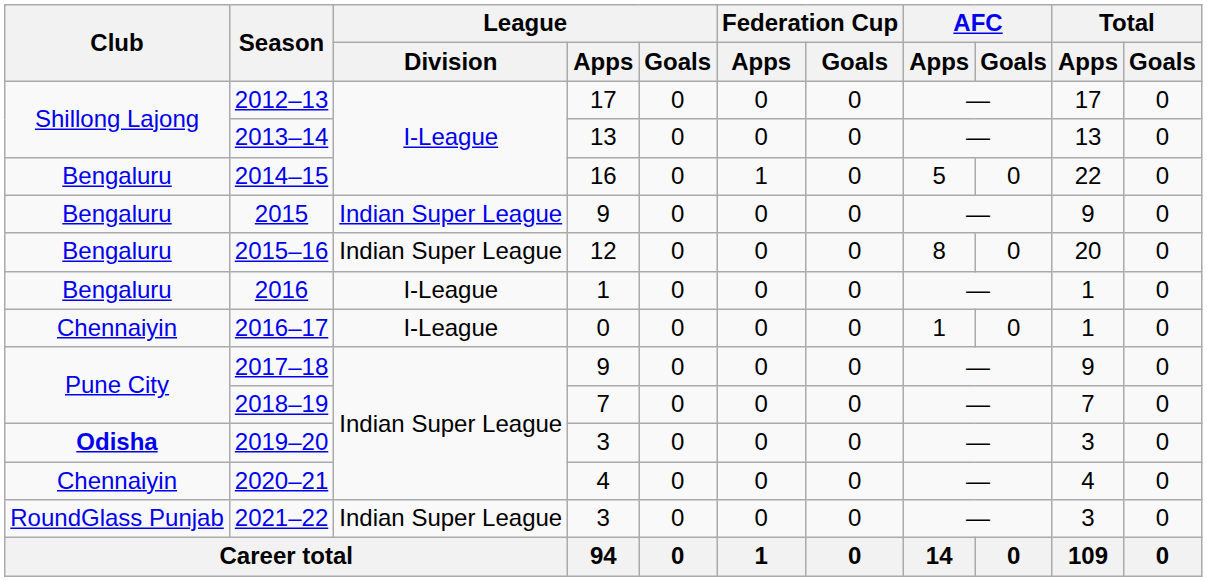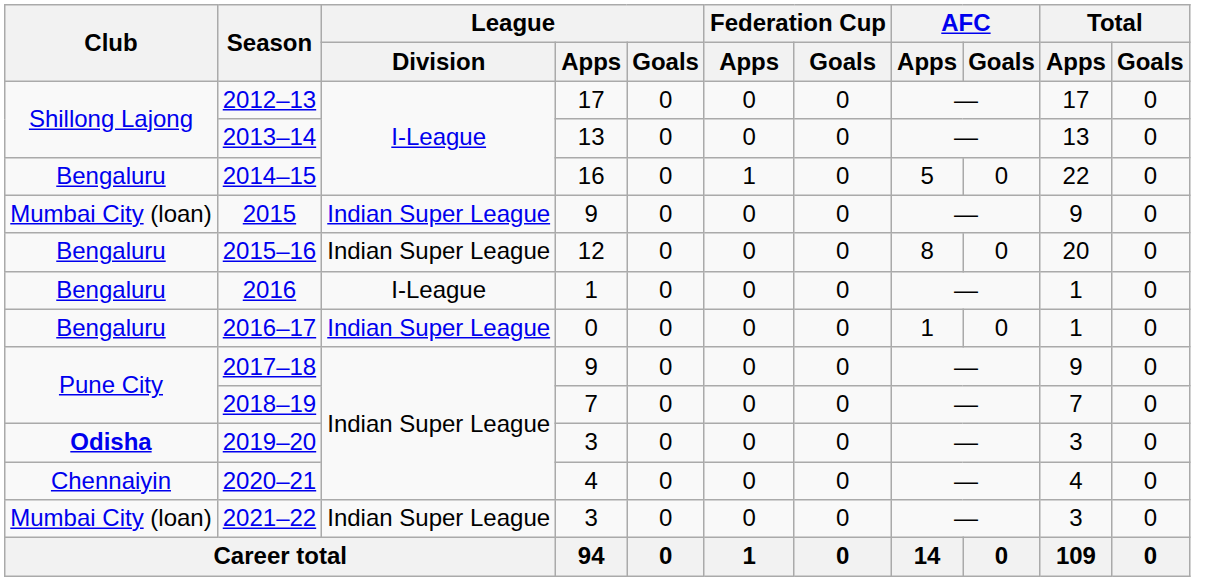(117, 213) Bengaluru -> (111, 213) Mumbai City (loan)
(117, 328) Chennaiyin -> (111, 328) Bengaluru
(451, 328) I-League -> (439, 328) Indian Super League
(117, 518) RoundGlass Punjab -> (111, 518) Mumbai City (loan)
